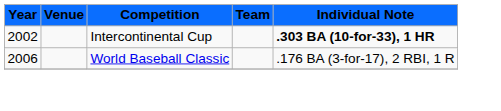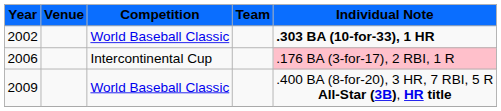(151, 36) Intercontinental Cup -> (160, 36) World Baseball Classic
(160, 58) World Baseball Classic -> (151, 58) Intercontinental Cup
(366, 58) no background -> (366, 58) pink background
+ row: (23, 87)
